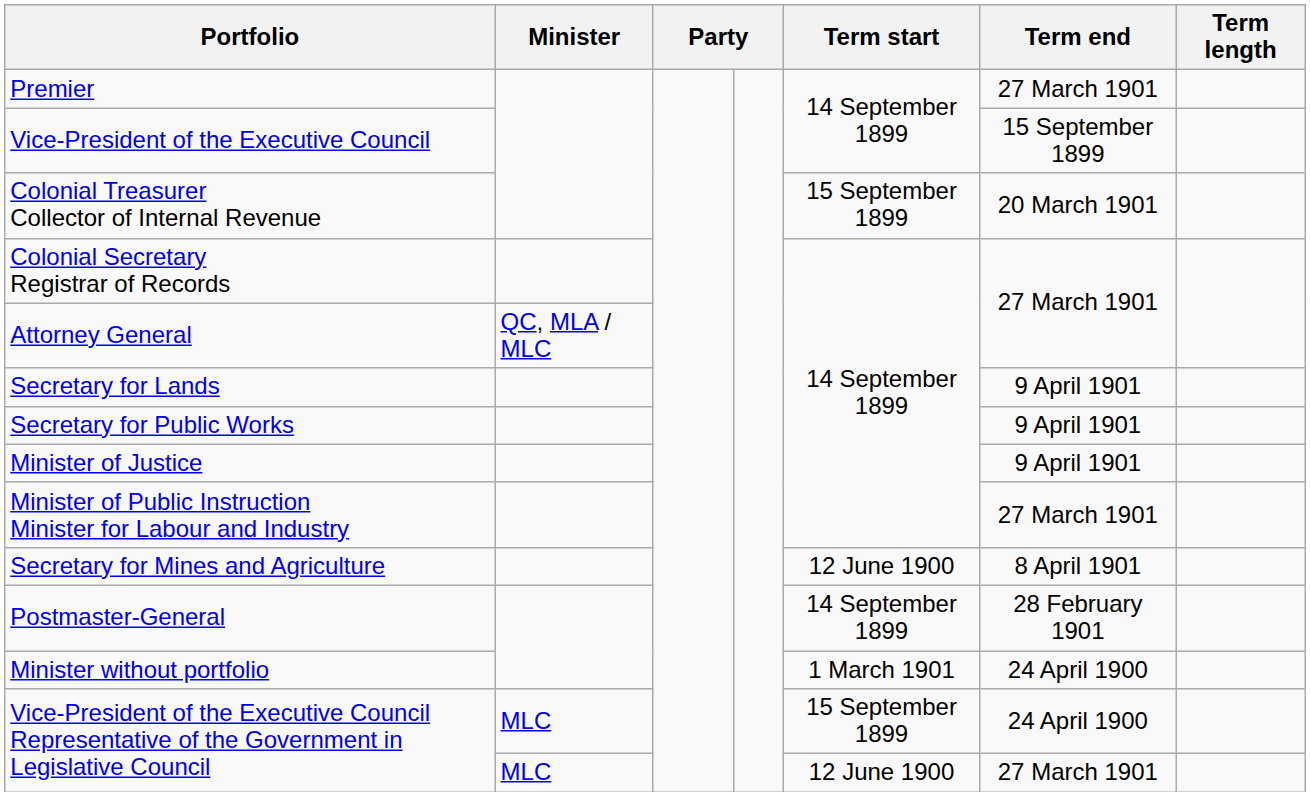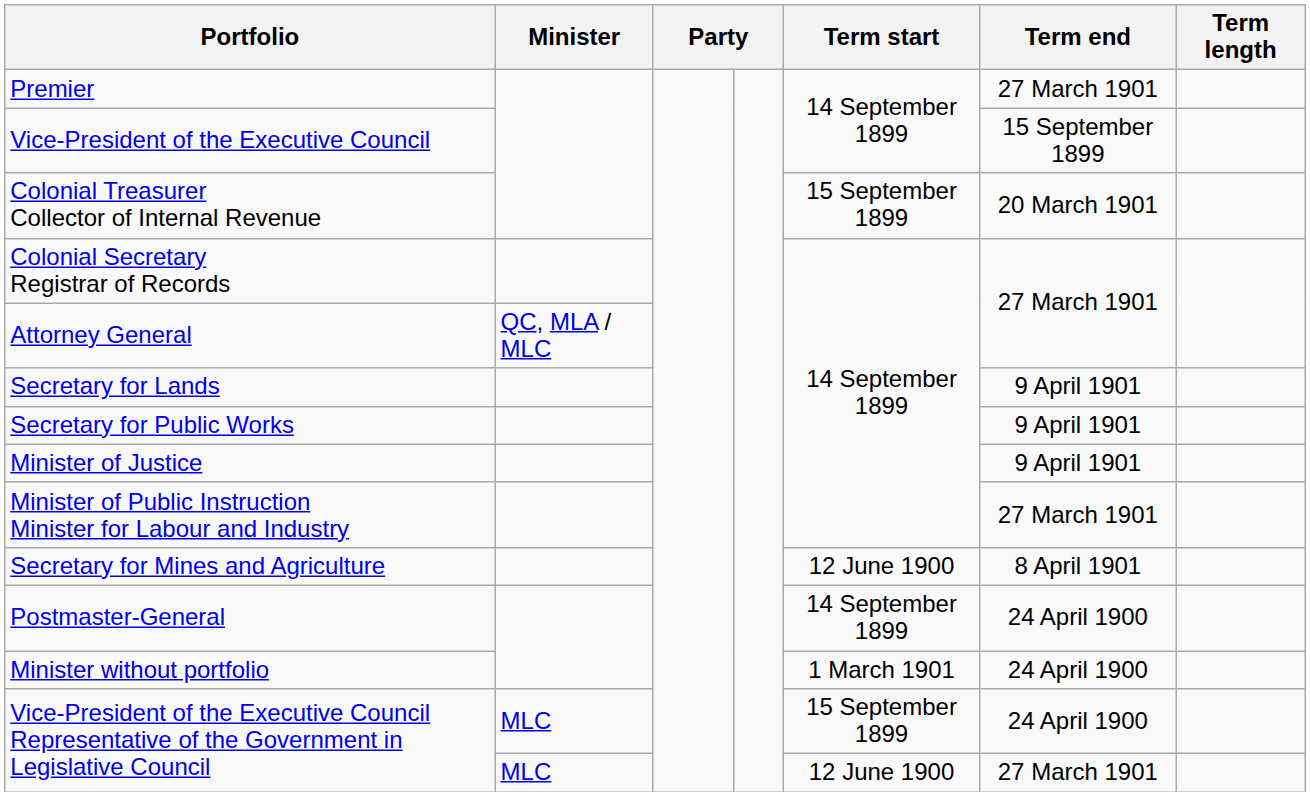(1078, 617) 28 February 1901 -> (1078, 617) 24 April 1900
